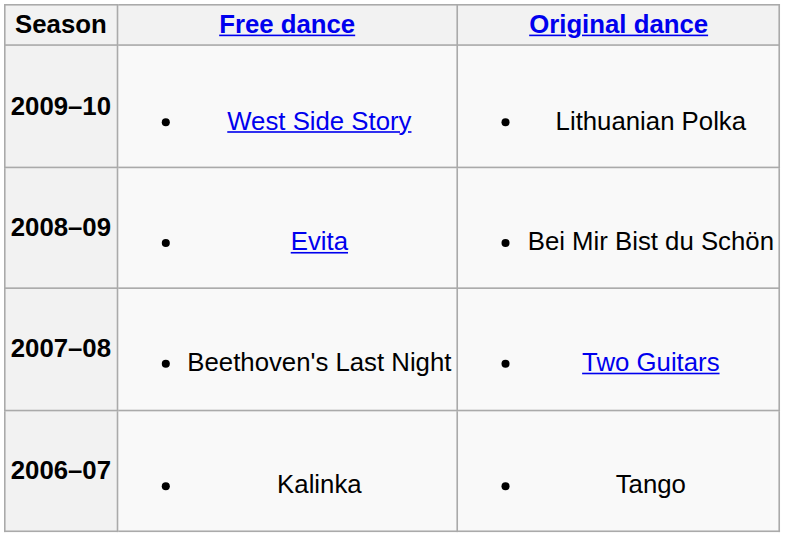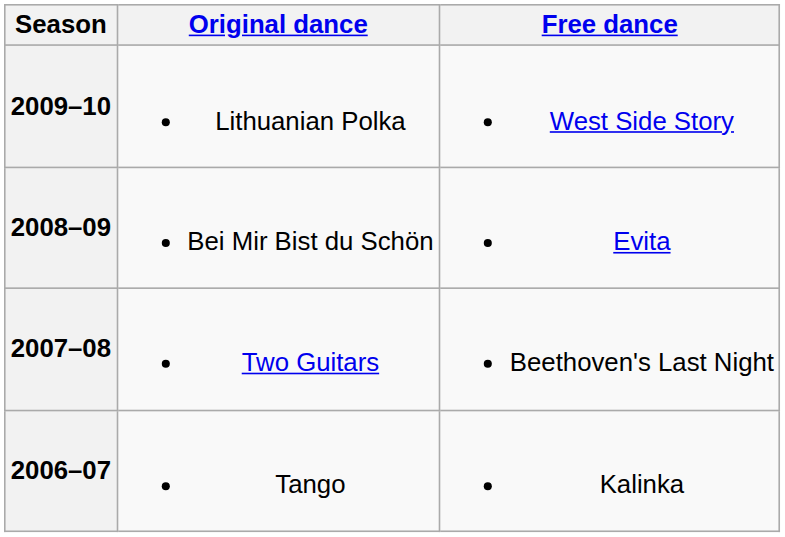columns swapped: (619, 24) <-> (287, 24)
